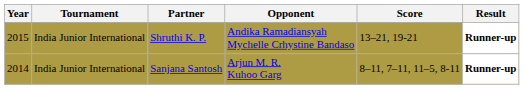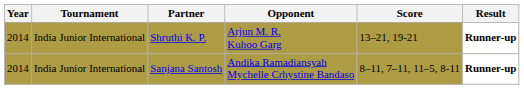(18, 38) 2015 -> (18, 38) 2014
(291, 38) Andika Ramadiansyah Mychelle Crhystine Bandaso -> (254, 38) Arjun M. R. Kuhoo Garg
(254, 69) Arjun M. R. Kuhoo Garg -> (291, 69) Andika Ramadiansyah Mychelle Crhystine Bandaso
